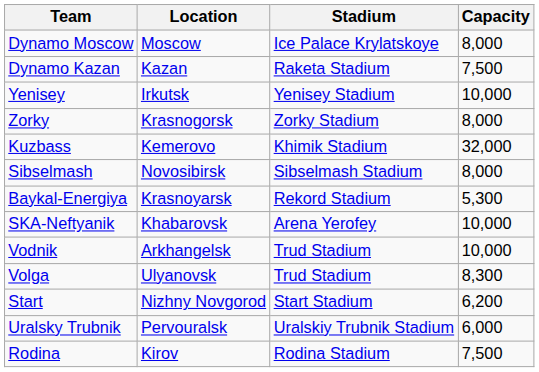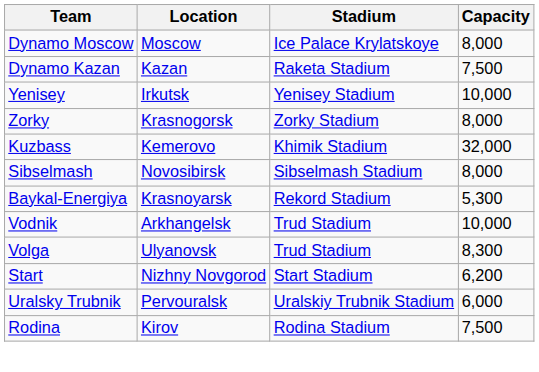- row: (61, 224)
